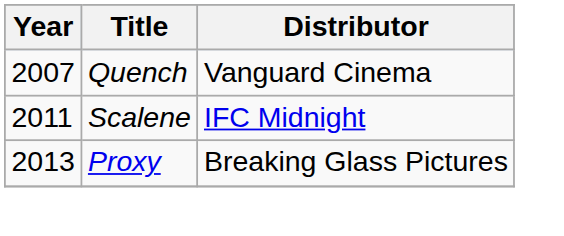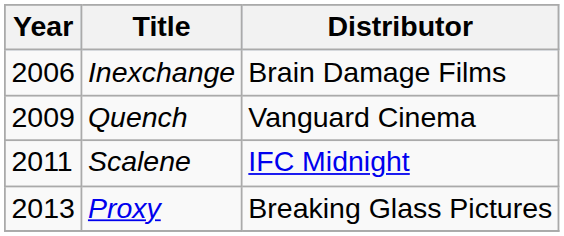+ row: (162, 72)
(43, 72) 2007 -> (43, 117) 2009
